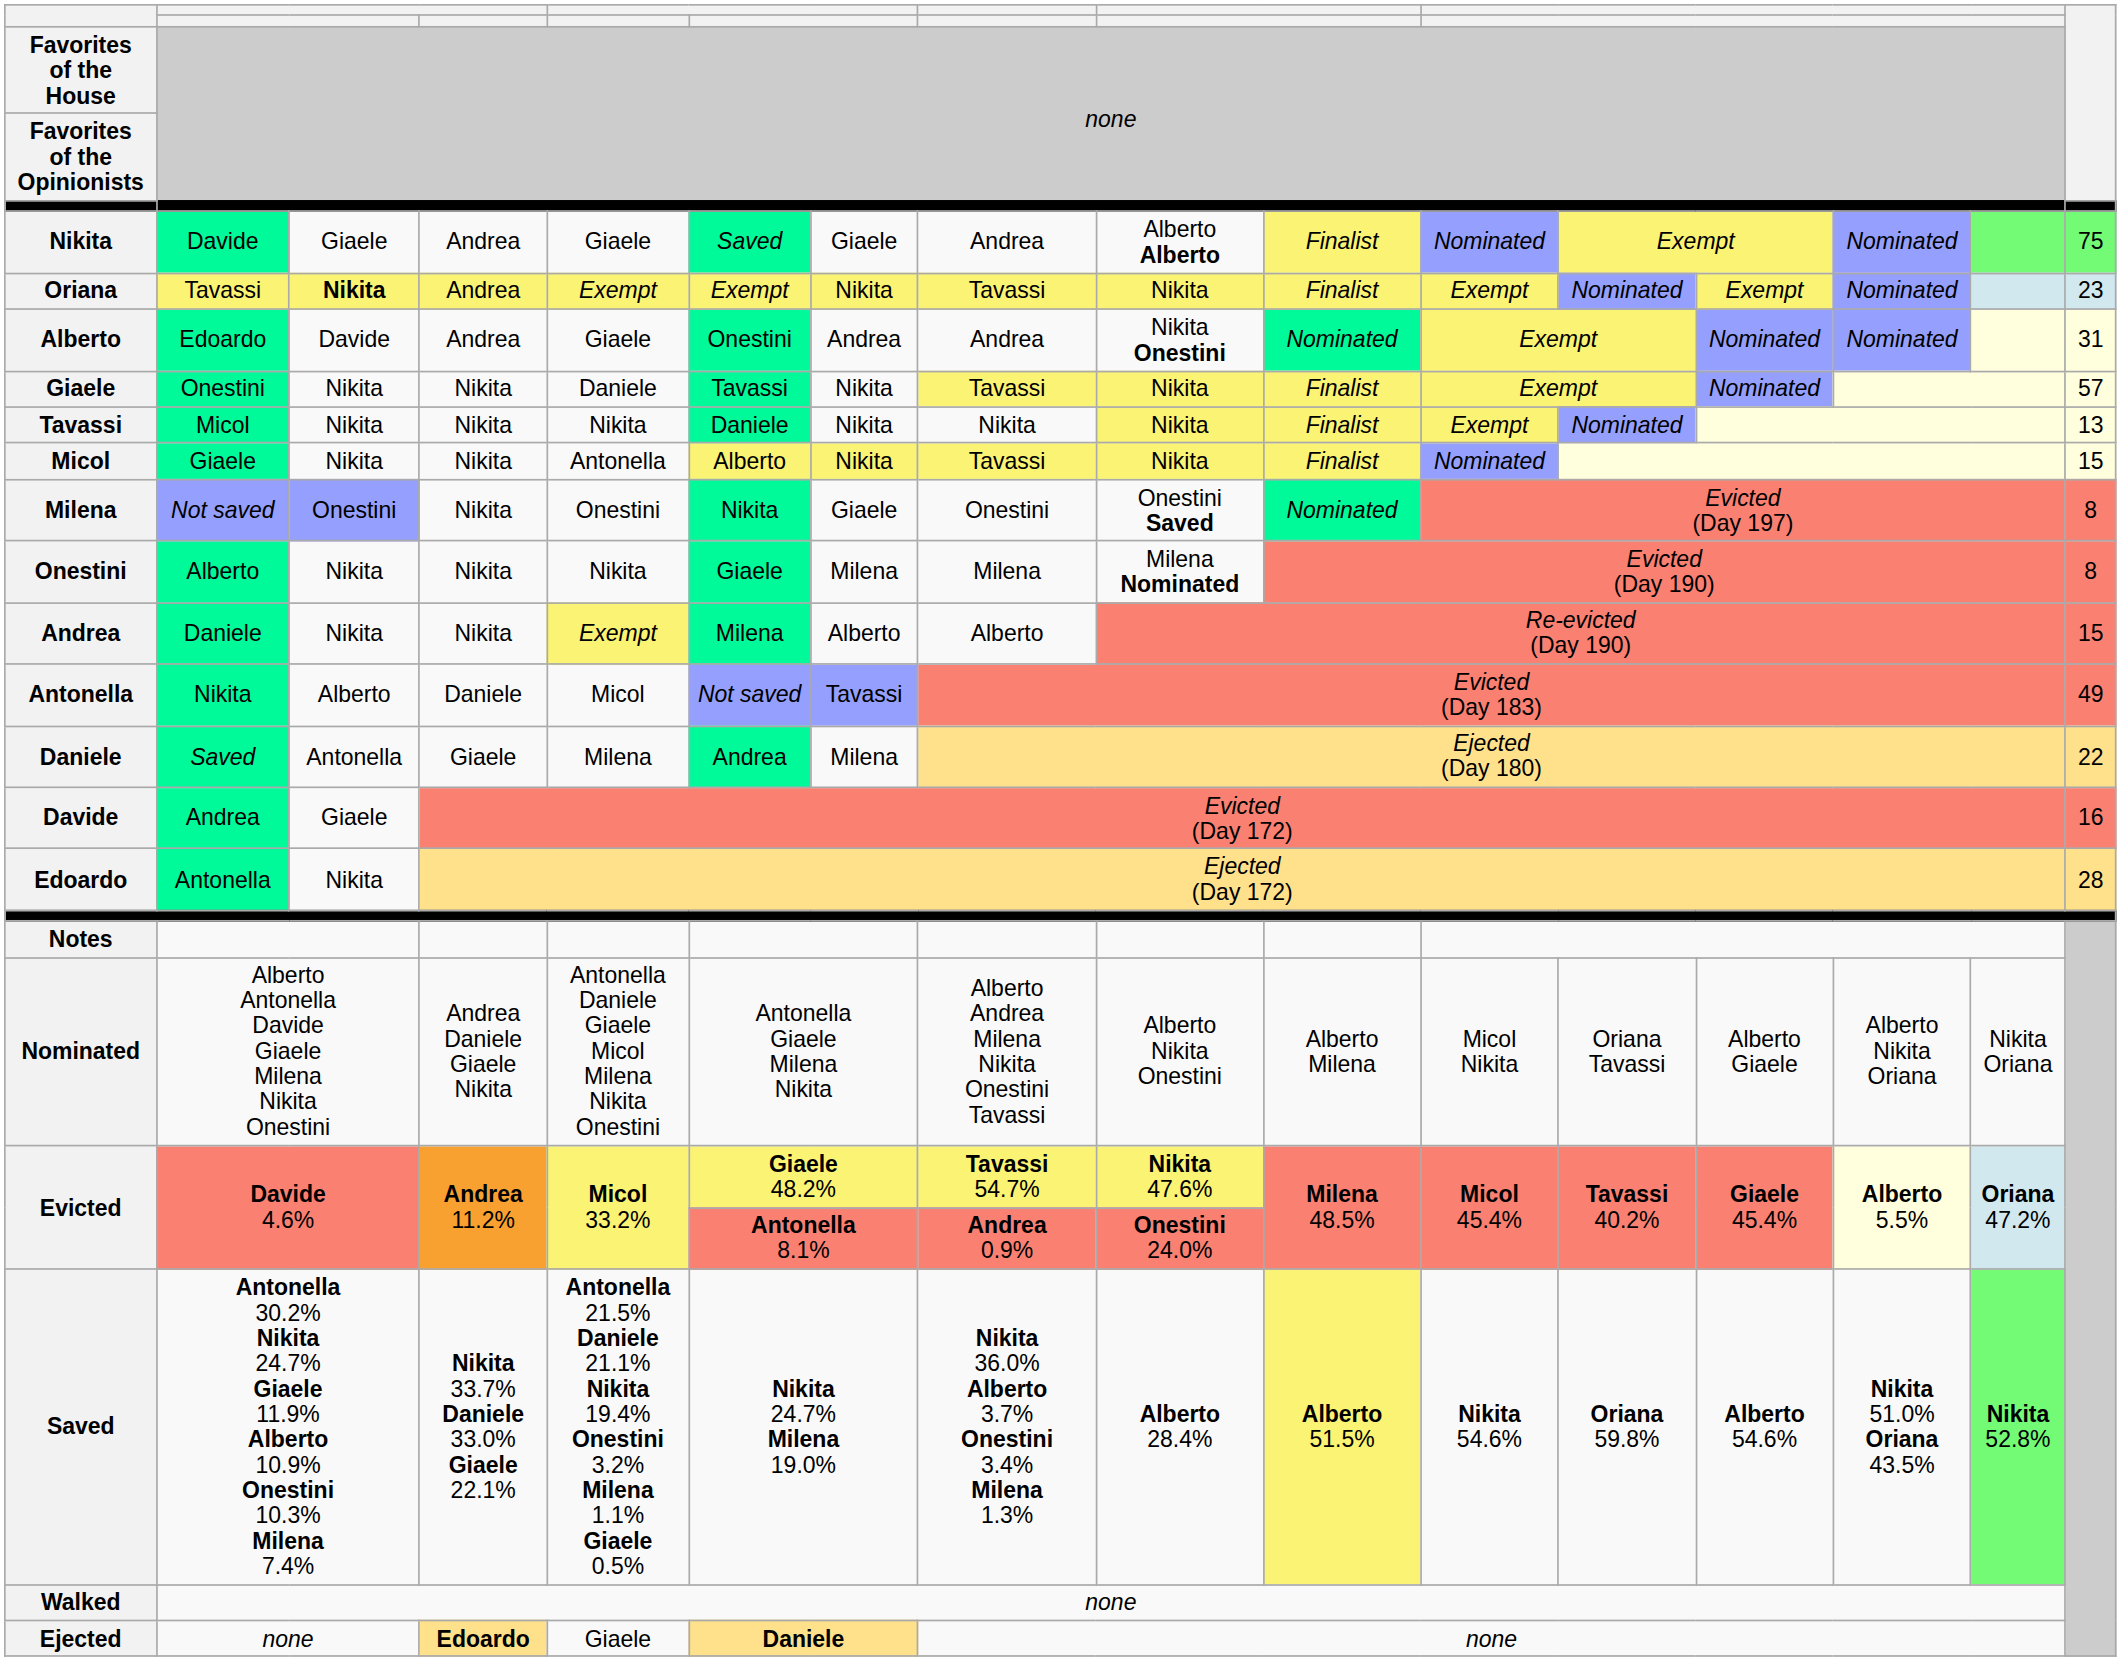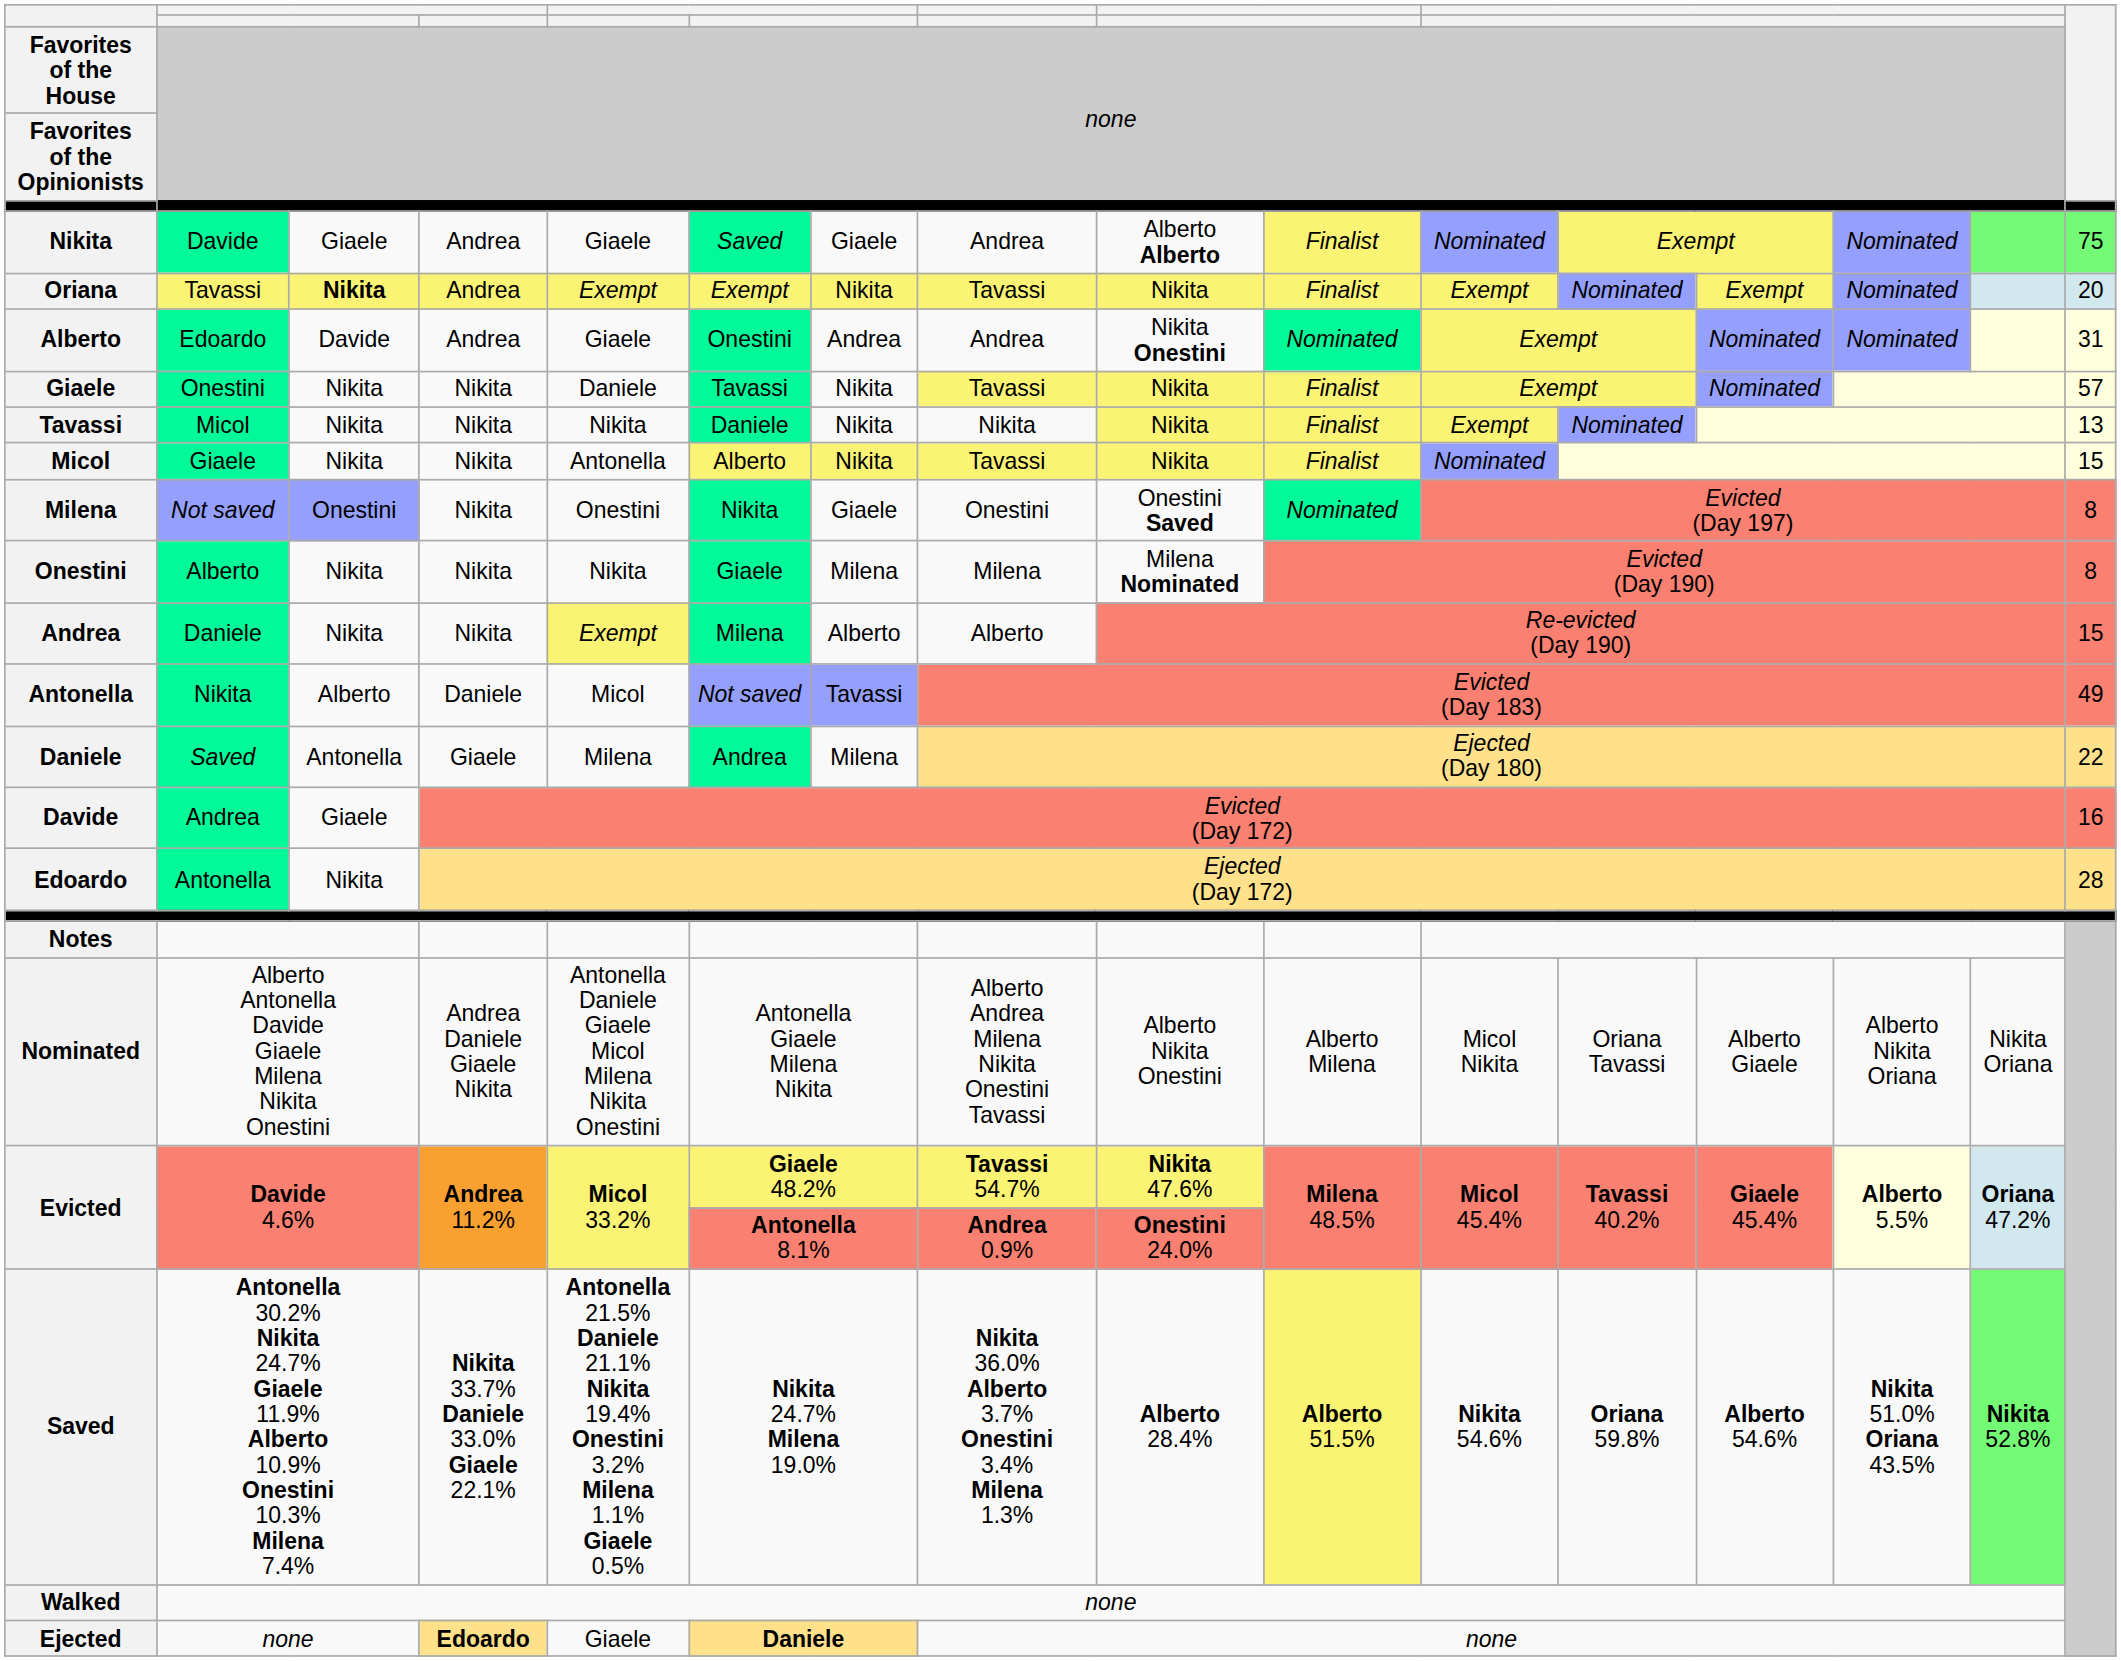(2091, 291) 23 -> (2091, 291) 20
